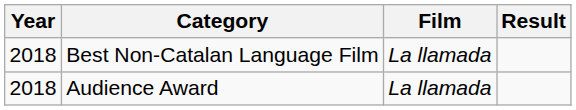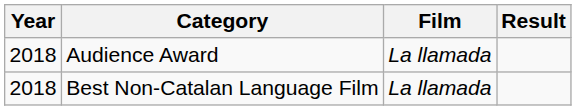rows swapped: (222, 54) <-> (142, 88)
